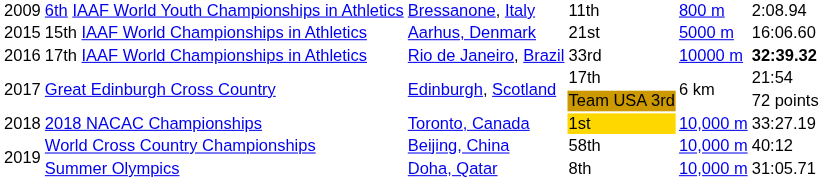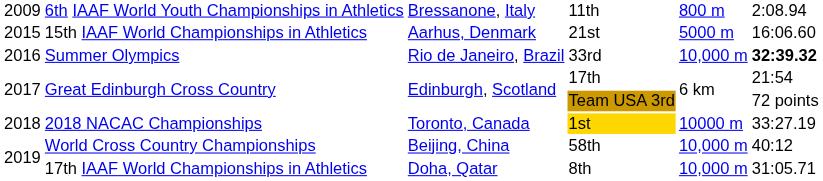(206, 55) 17th IAAF World Championships in Athletics -> (112, 55) Summer Olympics
(711, 55) 10000 m -> (713, 55) 10,000 m
(713, 123) 10,000 m -> (711, 123) 10000 m
(112, 168) Summer Olympics -> (206, 168) 17th IAAF World Championships in Athletics
